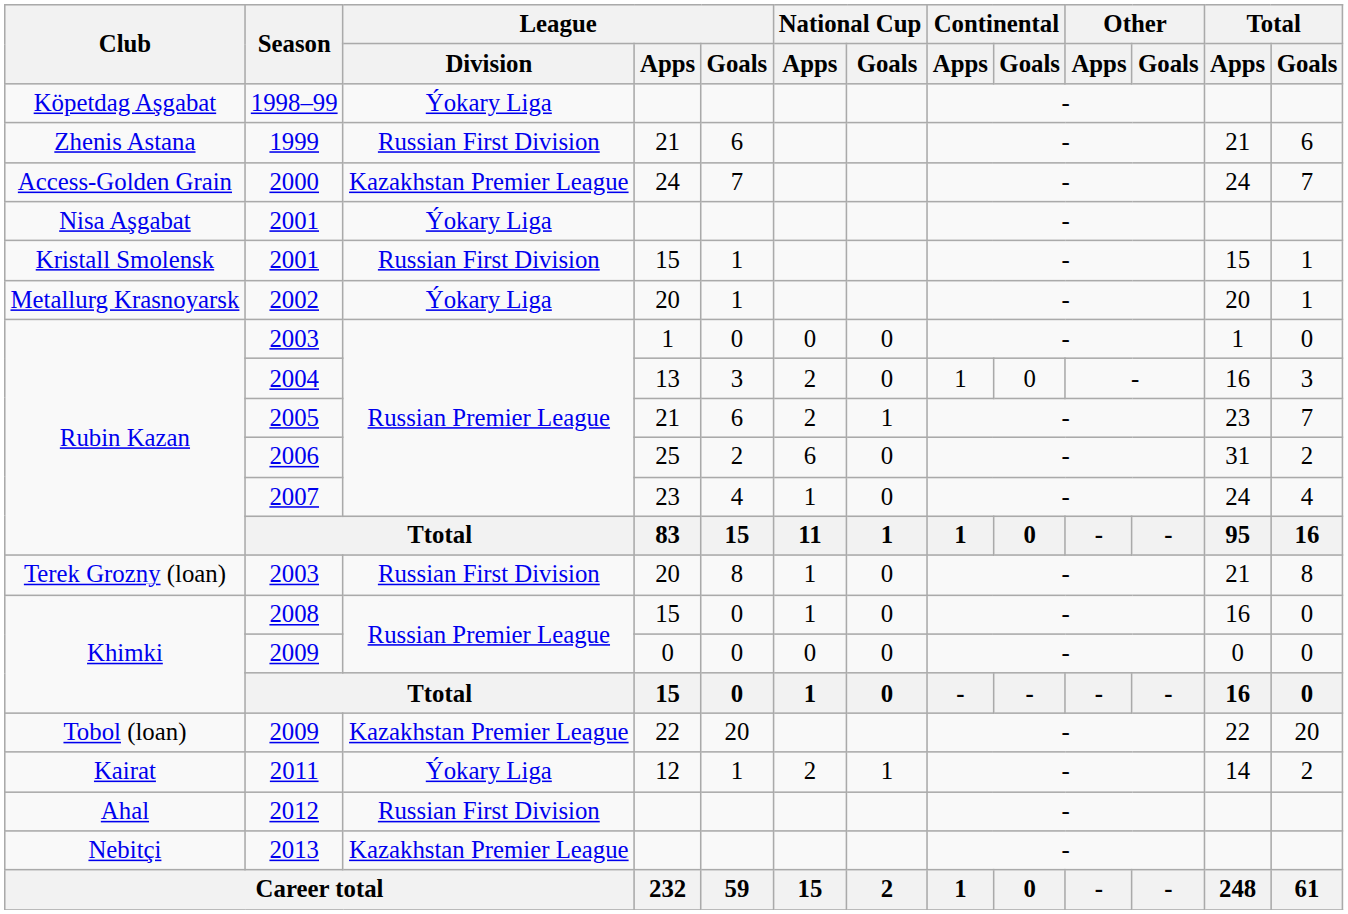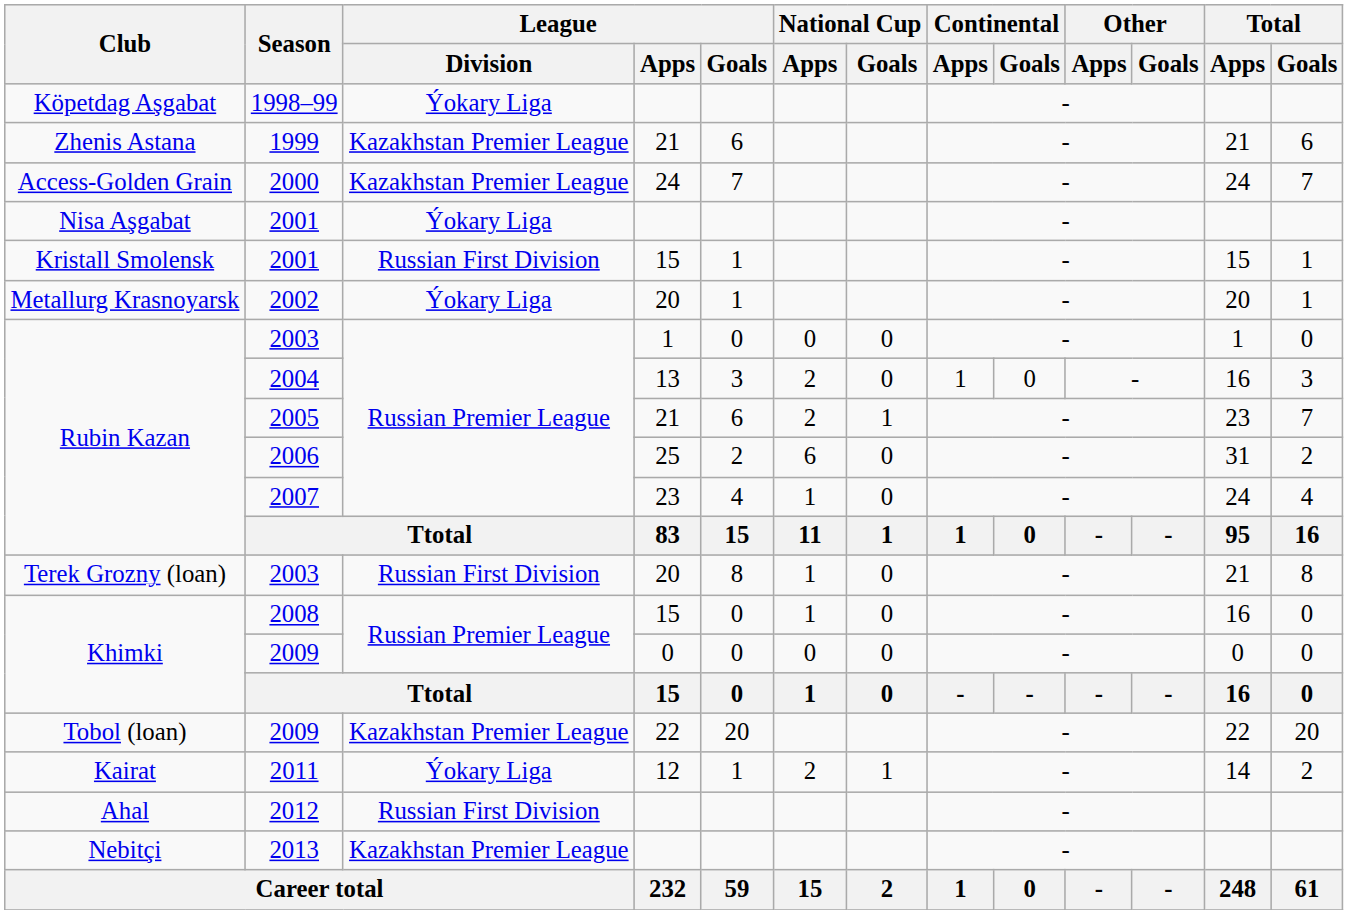(489, 142) Russian First Division -> (489, 142) Kazakhstan Premier League
